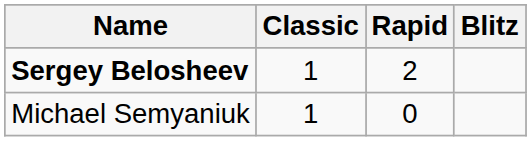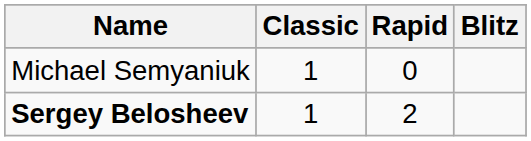rows swapped: (130, 69) <-> (131, 113)
